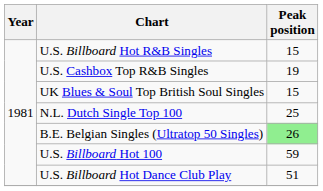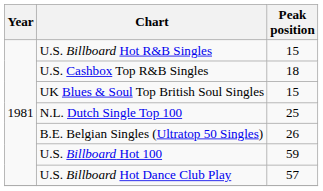(292, 71) 19 -> (292, 71) 18
(292, 133) lightgreen background -> (292, 133) no background
(292, 175) 51 -> (292, 175) 57
